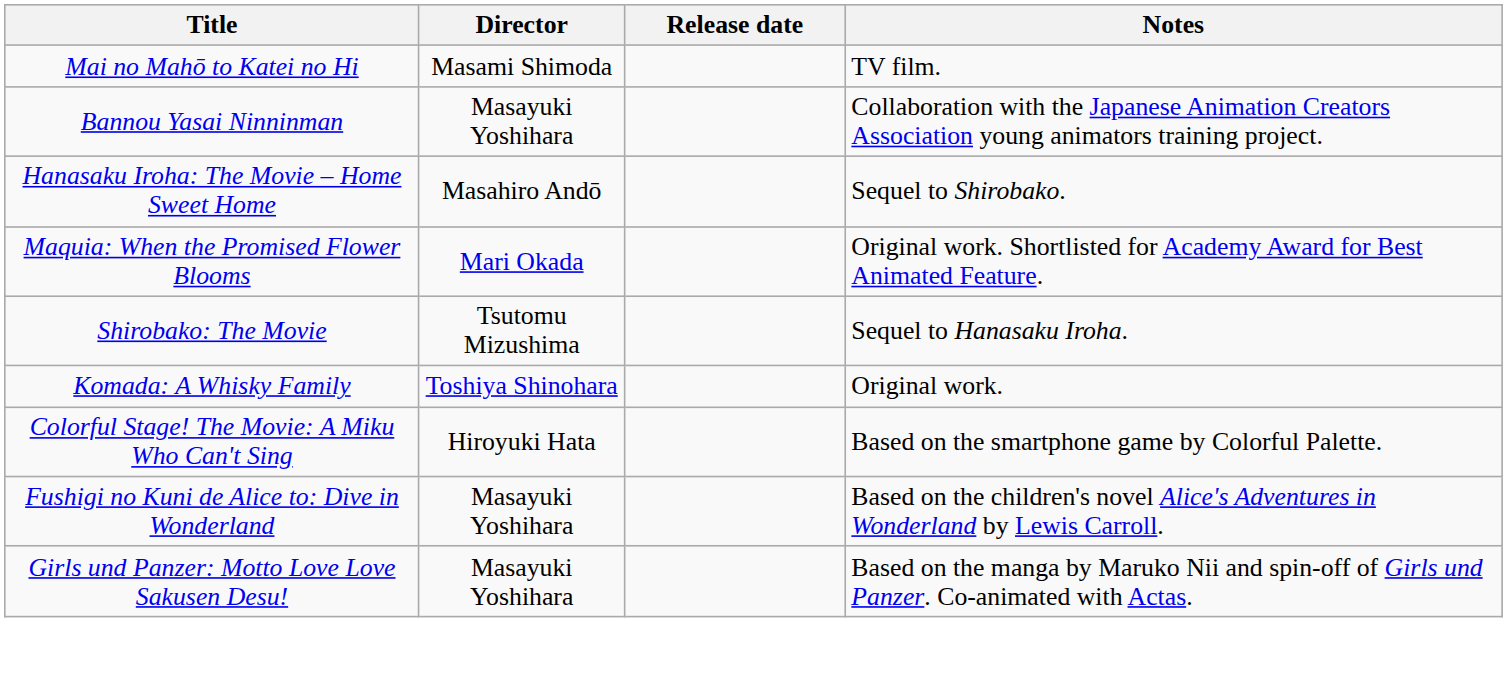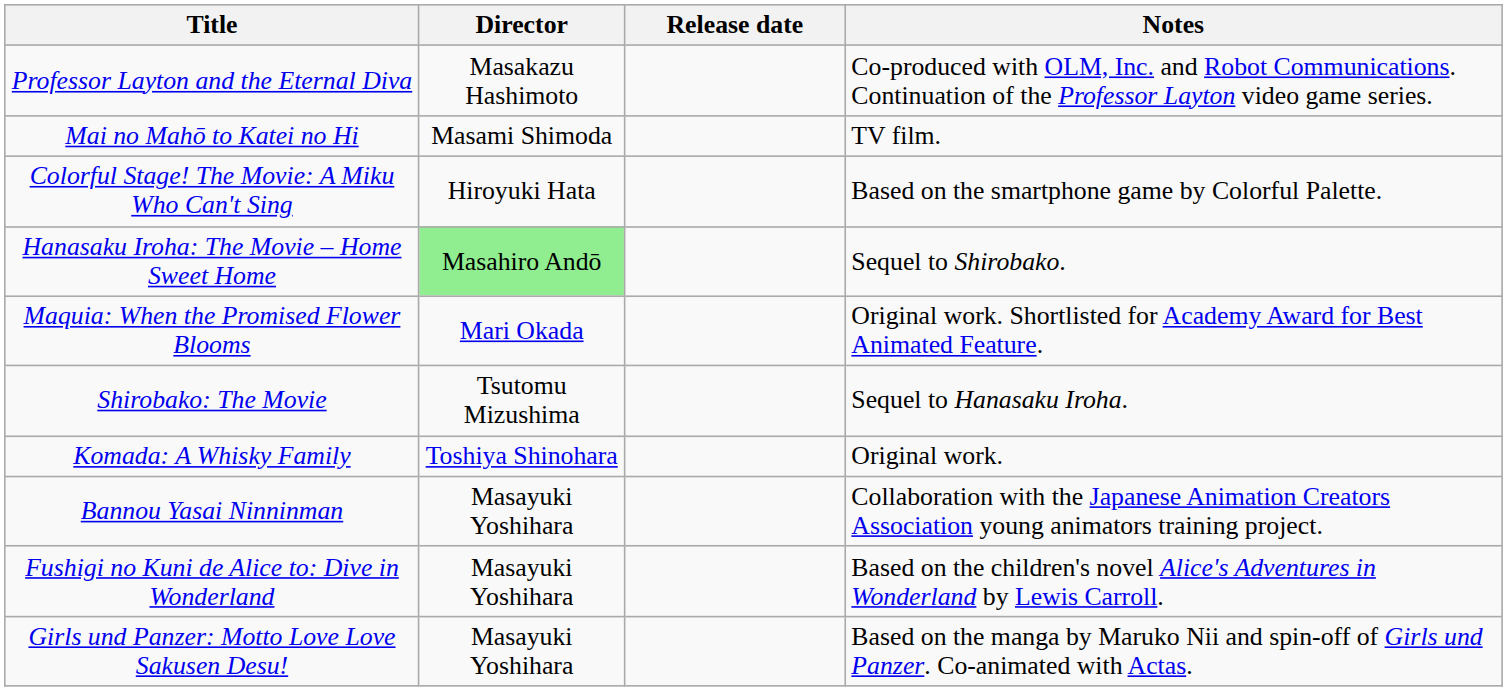+ row: (212, 80)
rows swapped: (212, 121) <-> (212, 441)
(522, 190) no background -> (522, 260) lightgreen background
